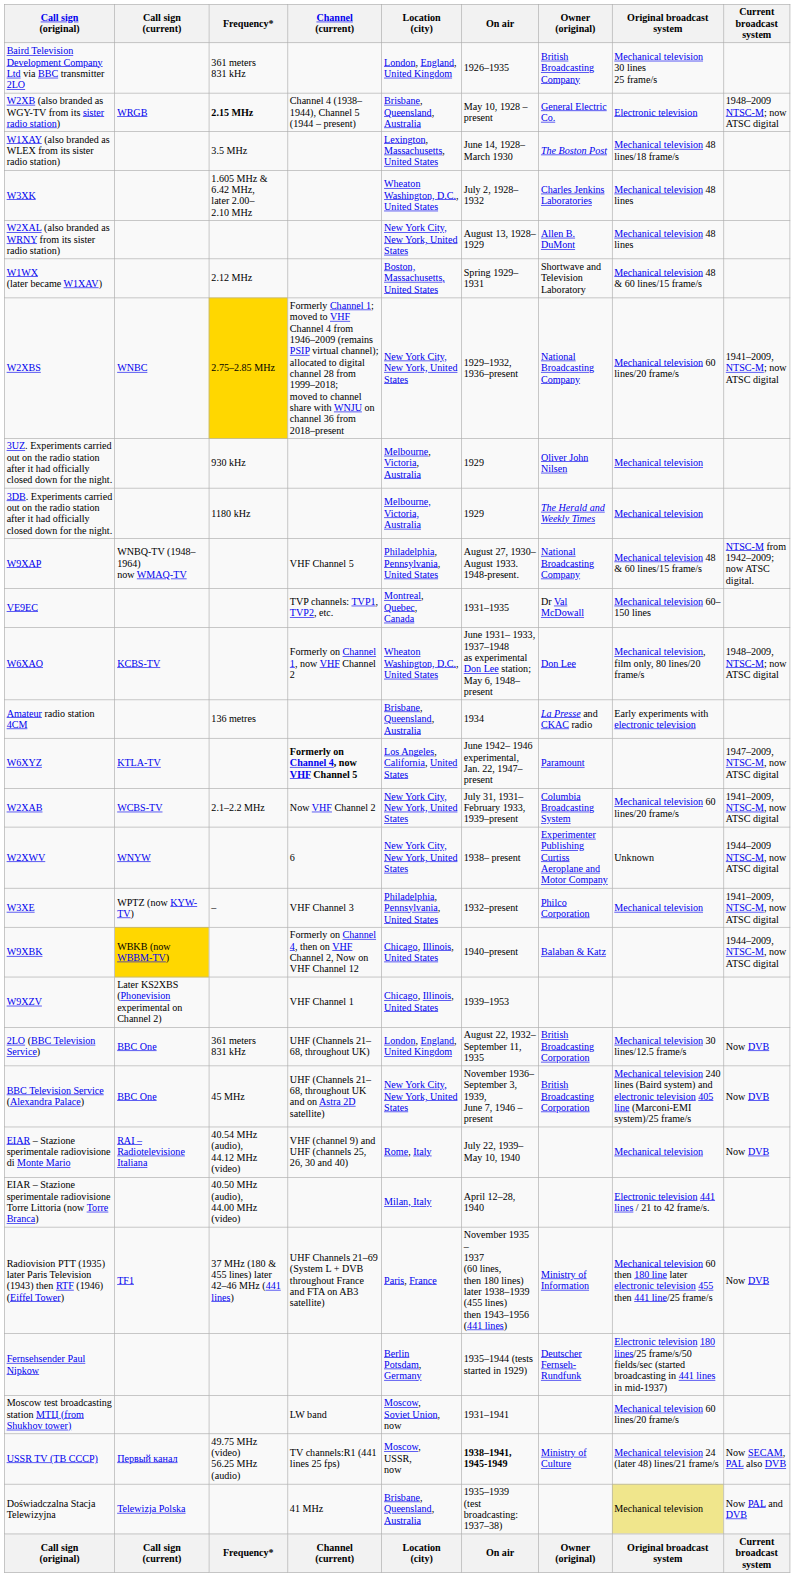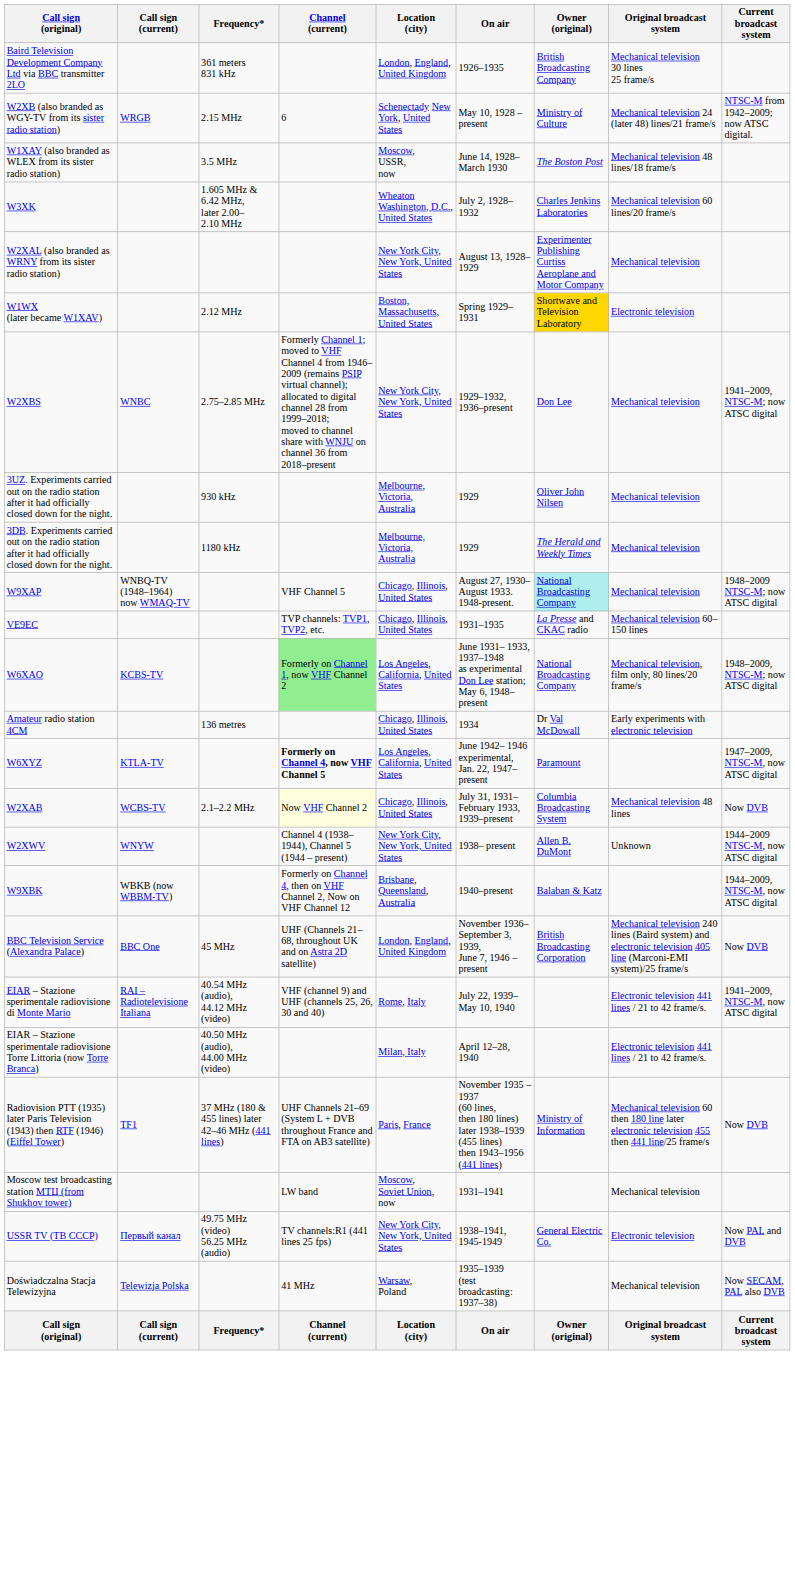(232, 112) bold -> (222, 118) normal
(326, 112) Channel 4 (1938–1944), Channel 5 (1944 – present) -> (284, 118) 6
(409, 112) Brisbane, Queensland, Australia -> (414, 118) Schenectady New York, United States
(574, 112) General Electric Co. -> (560, 118) Ministry of Culture
(656, 112) Electronic television -> (663, 118) Mechanical television 24 (later 48) lines/21 frame/s
(756, 112) 1948–2009 NTSC-M; now ATSC digital -> (755, 118) NTSC-M from 1942–2009; now ATSC digital.
(414, 151) Lexington, Massachusetts, United States -> (396, 162) Moscow, USSR, now
(665, 195) Mechanical television 48 lines -> (662, 206) Mechanical television 60 lines/20 frame/s
(558, 239) Allen B. DuMont -> (570, 262) Experimenter Publishing Curtiss Aeroplane and Motor Company
(665, 239) Mechanical television 48 lines -> (655, 262) Mechanical television
(571, 278) no background -> (567, 312) gold background
(665, 278) Mechanical television 48 & 60 lines/15 frame/s -> (653, 312) Electronic television
(243, 368) gold background -> (233, 402) no background
(568, 368) National Broadcasting Company -> (554, 402) Don Lee
(665, 368) Mechanical television 60 lines/20 frame/s -> (655, 402) Mechanical television
(412, 563) Philadelphia, Pennsylvania, United States -> (413, 591) Chicago, Illinois, United States
(568, 563) no background -> (563, 591) paleturquoise background
(665, 563) Mechanical television 48 & 60 lines/15 frame/s -> (655, 591) Mechanical television
(756, 563) NTSC-M from 1942–2009; now ATSC digital. -> (755, 591) 1948–2009 NTSC-M; now ATSC digital
(404, 607) Montreal, Quebec, Canada -> (413, 624) Chicago, Illinois, United States
(562, 607) Dr Val McDowall -> (565, 624) La Presse and CKAC radio
(333, 663) no background -> (324, 674) lightgreen background
(421, 663) Wheaton Washington, D.C., United States -> (415, 674) Los Angeles, California, United States
(558, 663) Don Lee -> (563, 674) National Broadcasting Company
(409, 719) Brisbane, Queensland, Australia -> (413, 724) Chicago, Illinois, United States
(569, 719) La Presse and CKAC radio -> (558, 724) Dr Val McDowall
(333, 807) no background -> (324, 807) lightyellow background
(421, 807) New York City, New York, United States -> (413, 807) Chicago, Illinois, United States
(665, 807) Mechanical television 60 lines/20 frame/s -> (662, 807) Mechanical television 48 lines
(756, 807) 1941–2009, NTSC-M, now ATSC digital -> (746, 807) Now DVB
(292, 857) 6 -> (317, 846) Channel 4 (1938–1944), Channel 5 (1944 – present)
(574, 857) Experimenter Publishing Curtiss Aeroplane and Motor Company -> (554, 846) Allen B. DuMont
- row: (21, 907)
(144, 952) gold background -> (147, 890) no background
(419, 952) Chicago, Illinois, United States -> (403, 890) Brisbane, Queensland, Australia
- row: (24, 1002)
- row: (51, 1046)
(421, 1096) New York City, New York, United States -> (414, 946) London, England, United Kingdom
(659, 1152) Mechanical television -> (661, 1002) Electronic television 441 lines / 21 to 42 frame/s.
(748, 1152) Now DVB -> (755, 1002) 1941–2009, NTSC-M, now ATSC digital
- row: (46, 1364)
(665, 1414) Mechanical television 60 lines/20 frame/s -> (655, 1192) Mechanical television
(402, 1459) Moscow, USSR, now -> (415, 1236) New York City, New York, United States
(488, 1459) bold -> (482, 1236) normal
(564, 1459) Ministry of Culture -> (570, 1236) General Electric Co.
(666, 1459) Mechanical television 24 (later 48) lines/21 frame/s -> (653, 1236) Electronic television
(756, 1459) Now SECAM, PAL also DVB -> (753, 1236) Now PAL and DVB
(409, 1509) Brisbane, Queensland, Australia -> (395, 1286) Warsaw, Poland
(659, 1509) khaki background -> (655, 1286) no background
(754, 1509) Now PAL and DVB -> (755, 1286) Now SECAM, PAL also DVB
